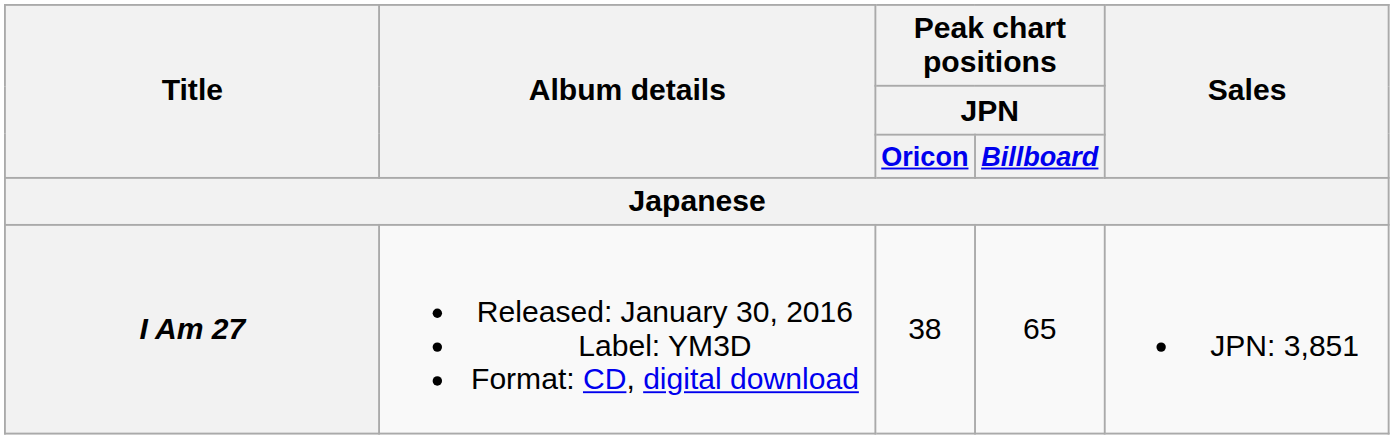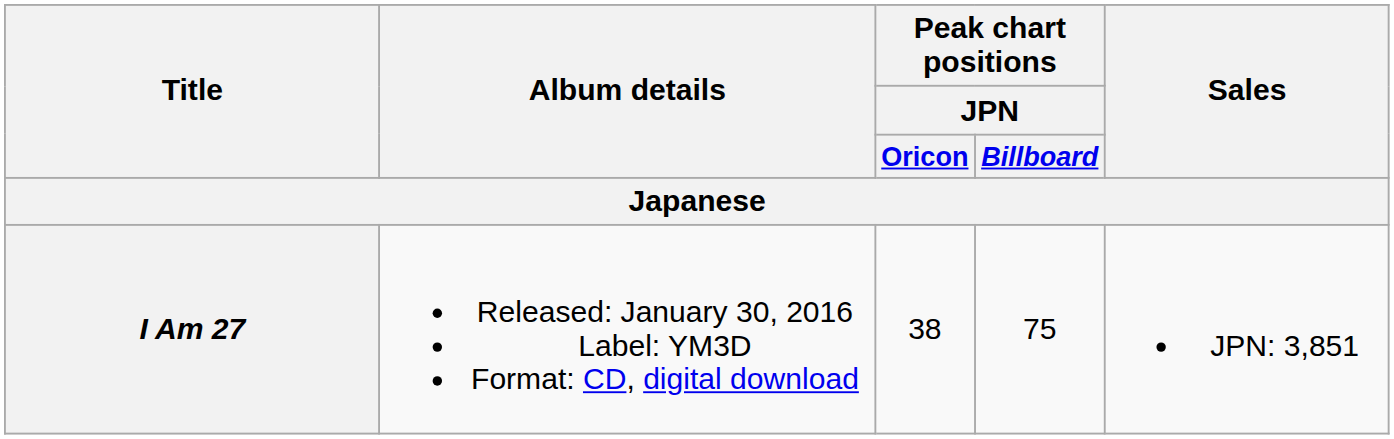(1040, 328) 65 -> (1040, 328) 75
